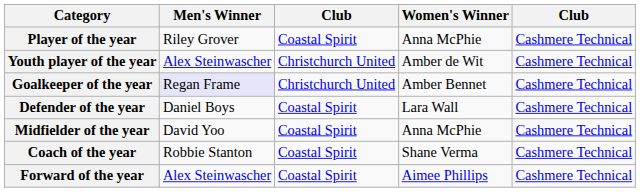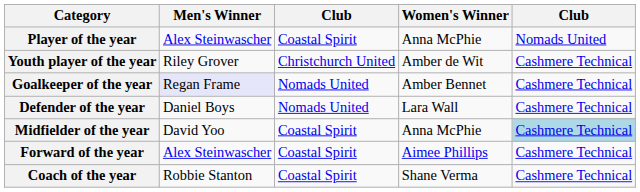(201, 38) Riley Grover -> (217, 38) Alex Steinwascher
(574, 38) Cashmere Technical -> (561, 38) Nomads United
(217, 61) Alex Steinwascher -> (201, 61) Riley Grover
(337, 84) Christchurch United -> (323, 84) Nomads United
(317, 107) Coastal Spirit -> (323, 107) Nomads United
(574, 130) no background -> (574, 130) lightblue background
rows swapped: (82, 175) <-> (82, 152)
